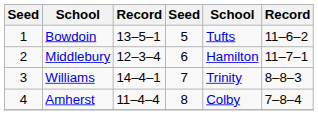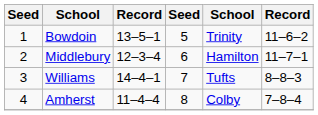(221, 36) Tufts -> (224, 36) Trinity
(224, 78) Trinity -> (221, 78) Tufts
